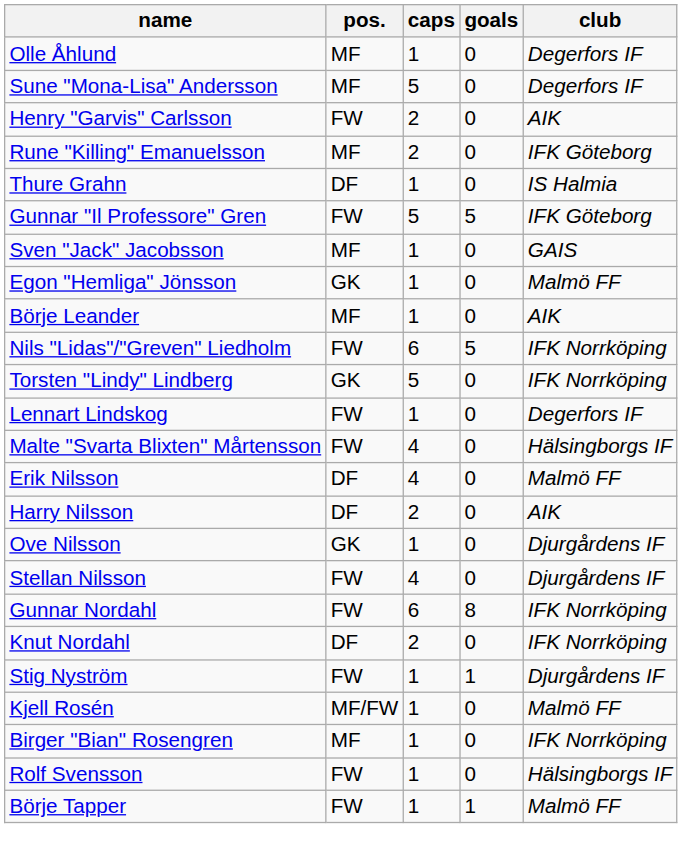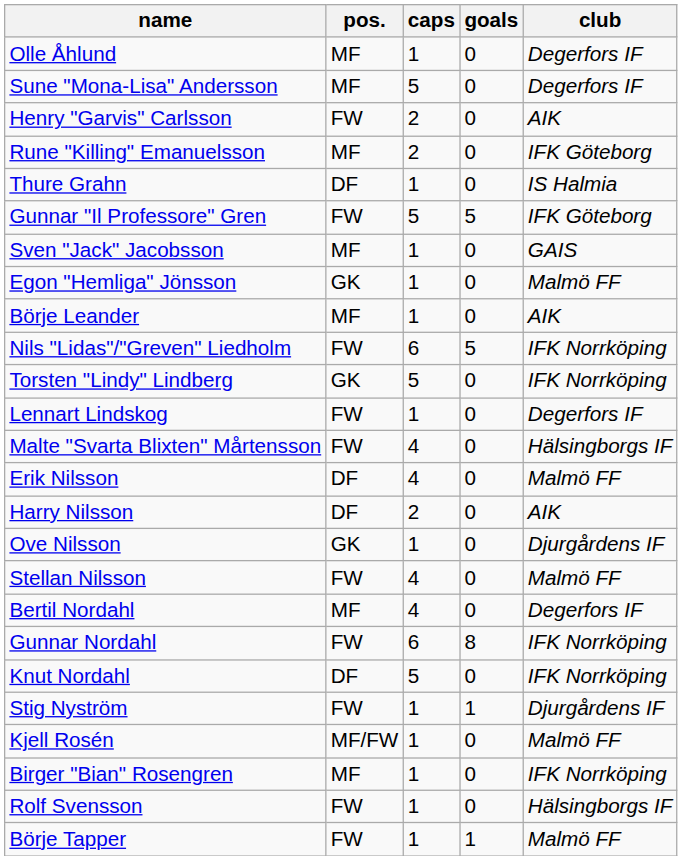(596, 577) Djurgårdens IF -> (574, 577) Malmö FF
+ row: (72, 610)
(414, 642) 2 -> (414, 675) 5
